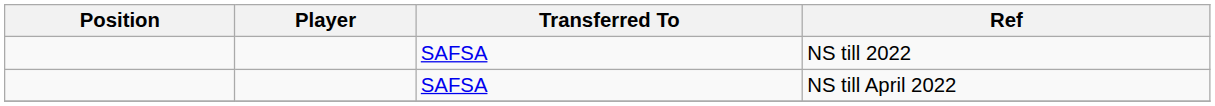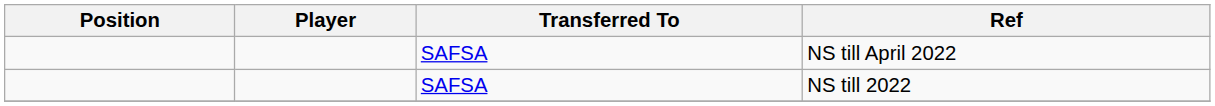rows swapped: (882, 85) <-> (859, 52)
